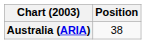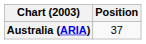(117, 30) 38 -> (117, 30) 37
